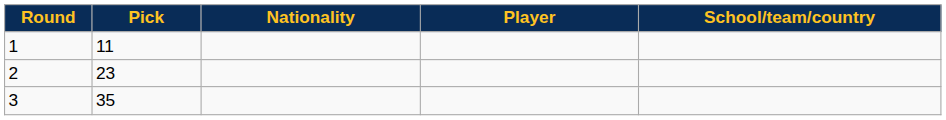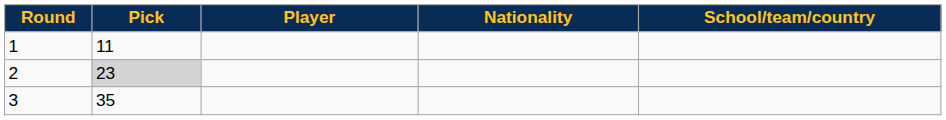columns swapped: (529, 18) <-> (311, 18)
(106, 73) no background -> (106, 73) lightgrey background
